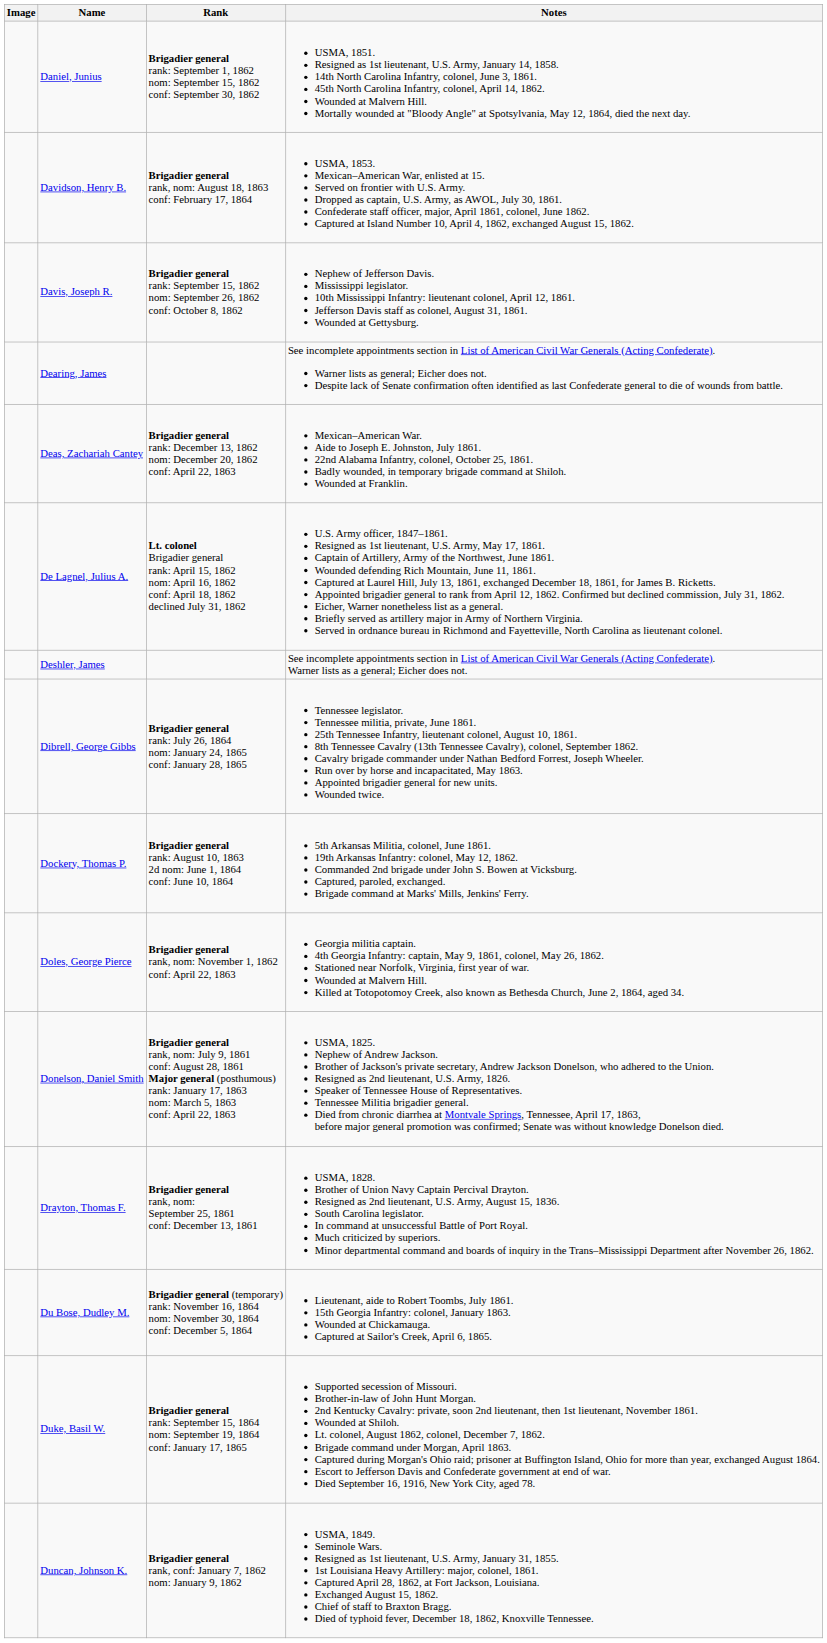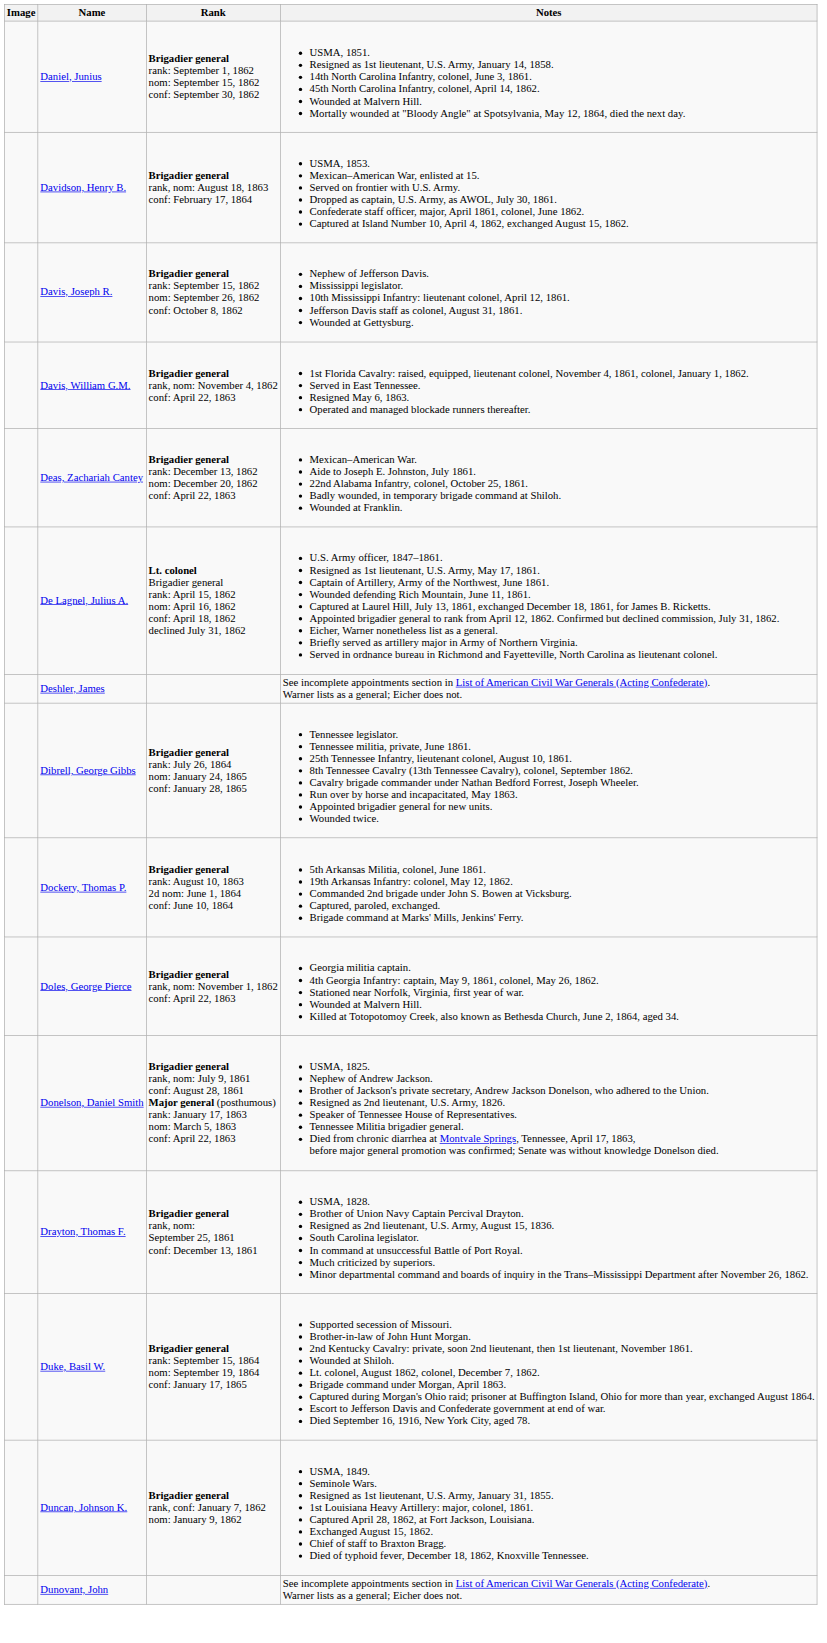+ row: (85, 385)
- row: (73, 373)
- row: (85, 1312)
+ row: (74, 1589)
